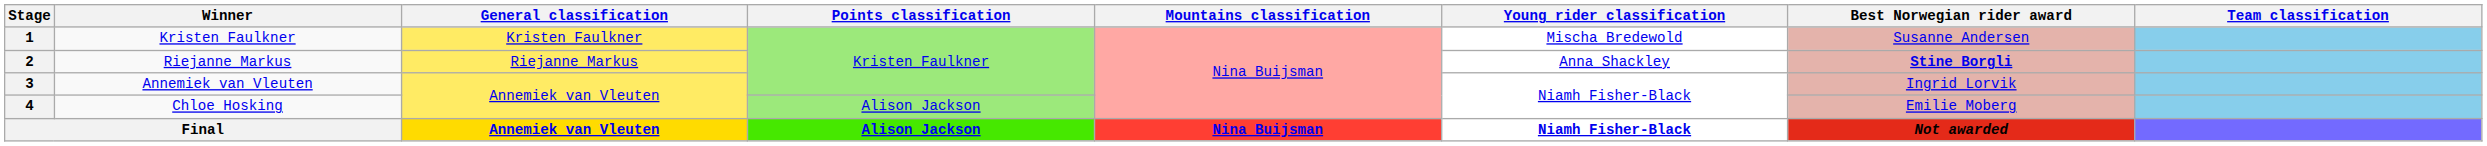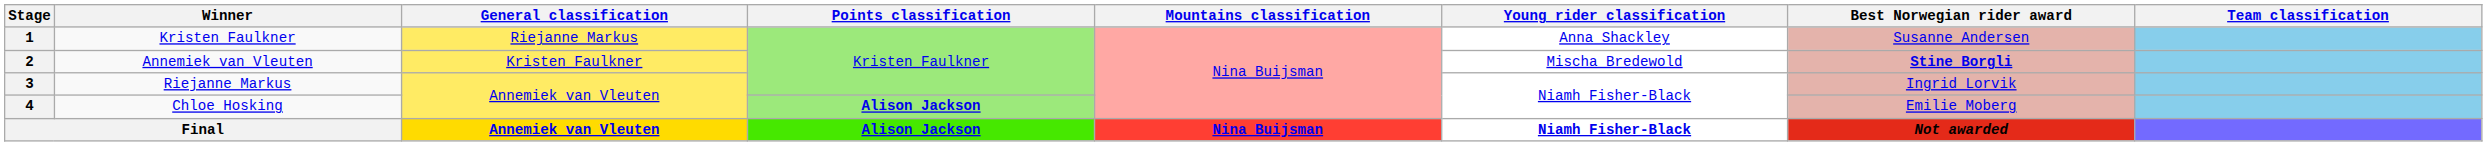(574, 39) Kristen Faulkner -> (574, 39) Riejanne Markus
(1615, 39) Mischa Bredewold -> (1615, 39) Anna Shackley
(228, 61) Riejanne Markus -> (228, 61) Annemiek van Vleuten
(574, 61) Riejanne Markus -> (574, 61) Kristen Faulkner
(1615, 61) Anna Shackley -> (1615, 61) Mischa Bredewold
(228, 84) Annemiek van Vleuten -> (228, 84) Riejanne Markus
(921, 107) normal -> (921, 107) bold
